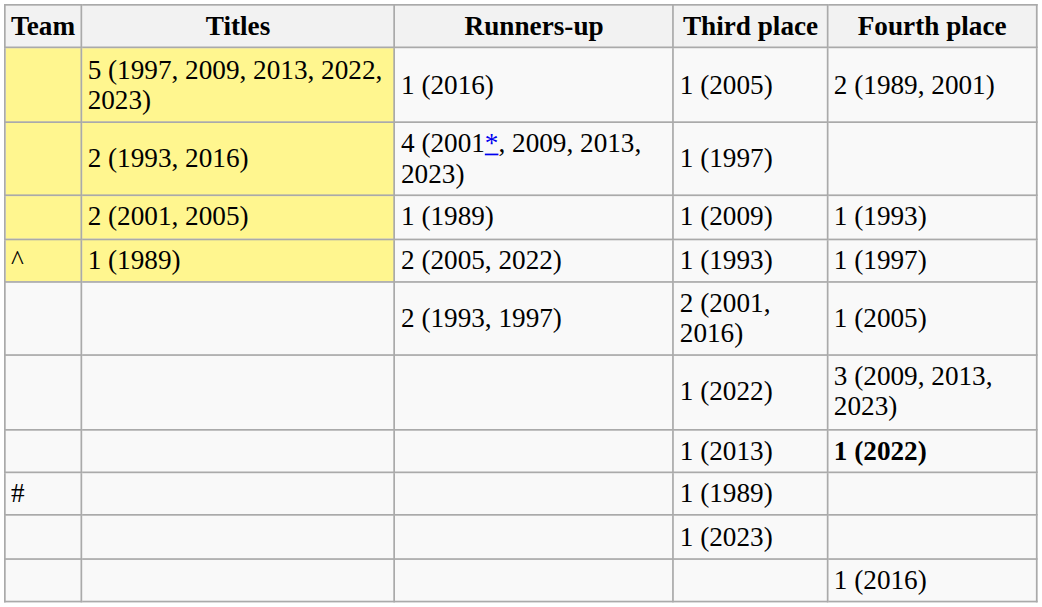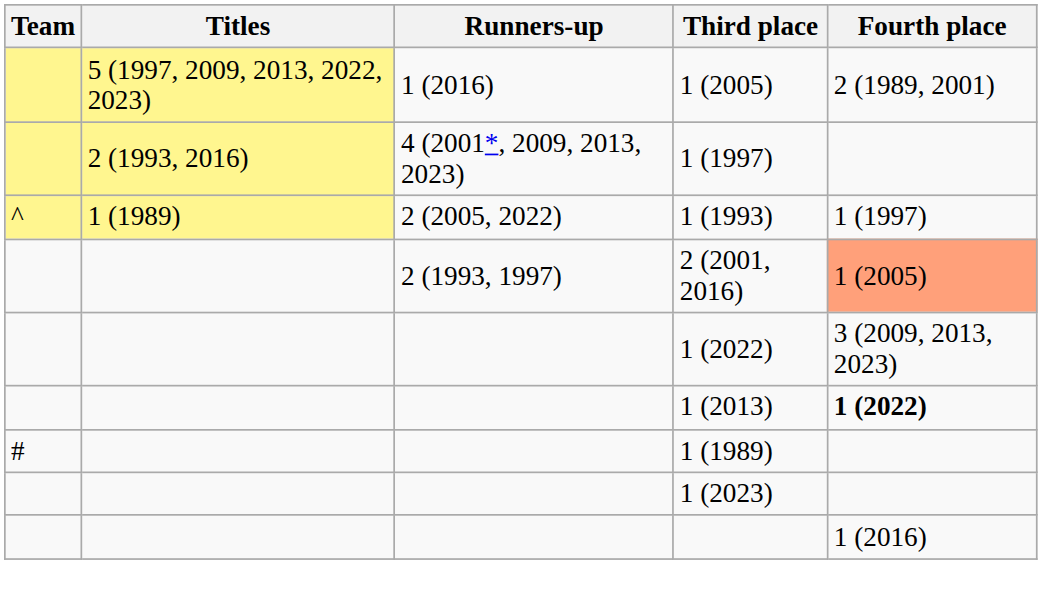- row: (726, 216)
(880, 318) no background -> (880, 275) lightsalmon background
